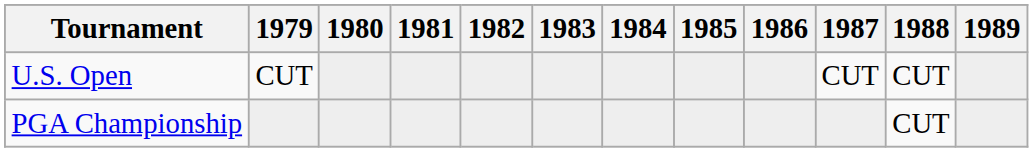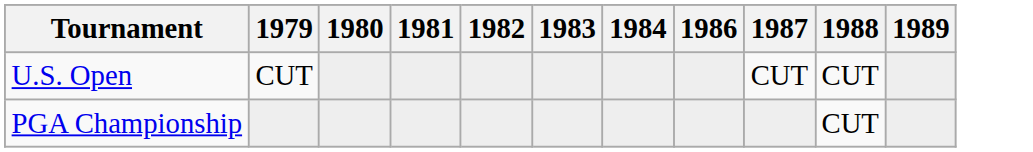- column: (709, 28)
